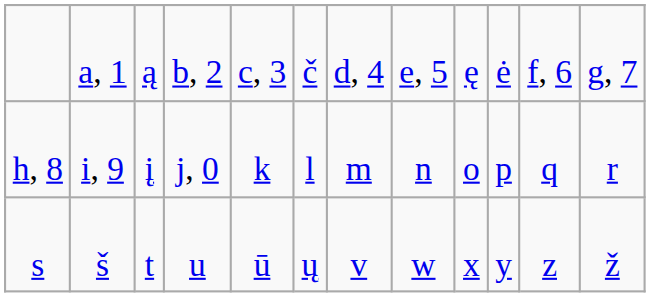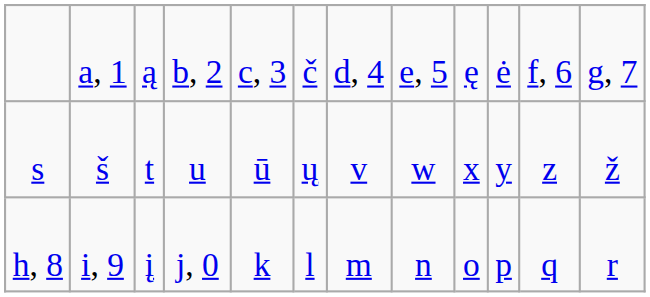rows swapped: (38, 168) <-> (38, 264)
